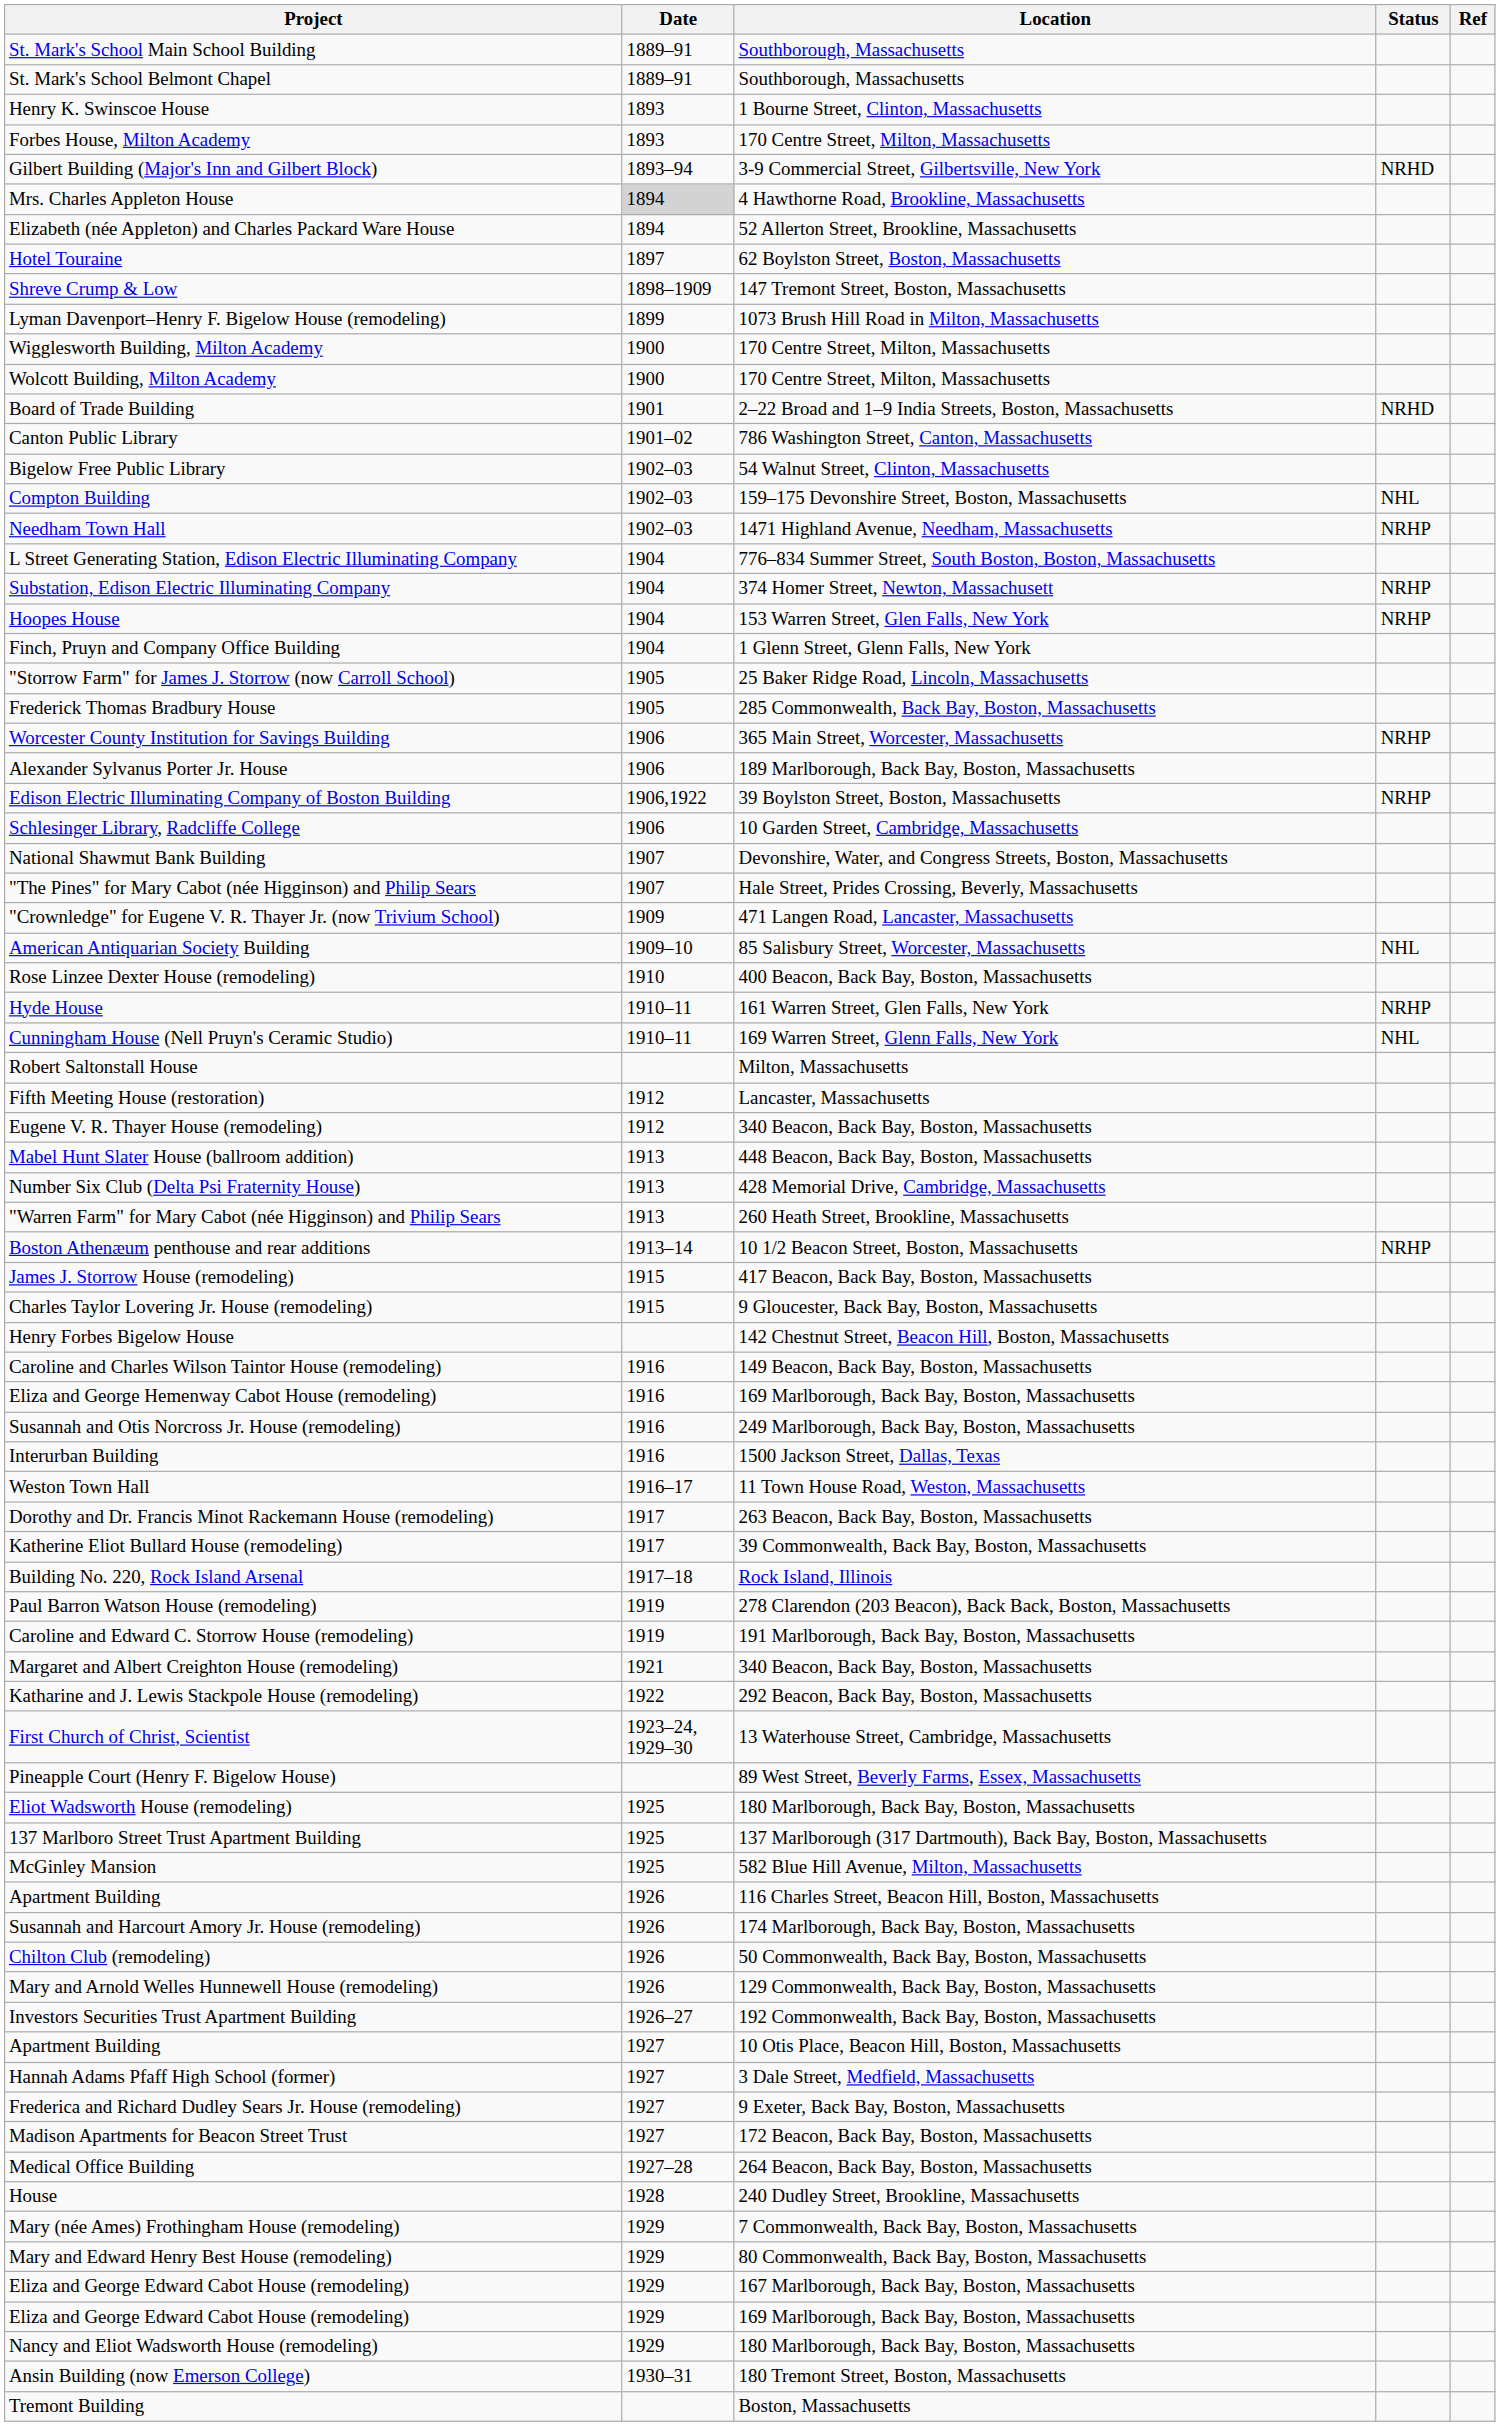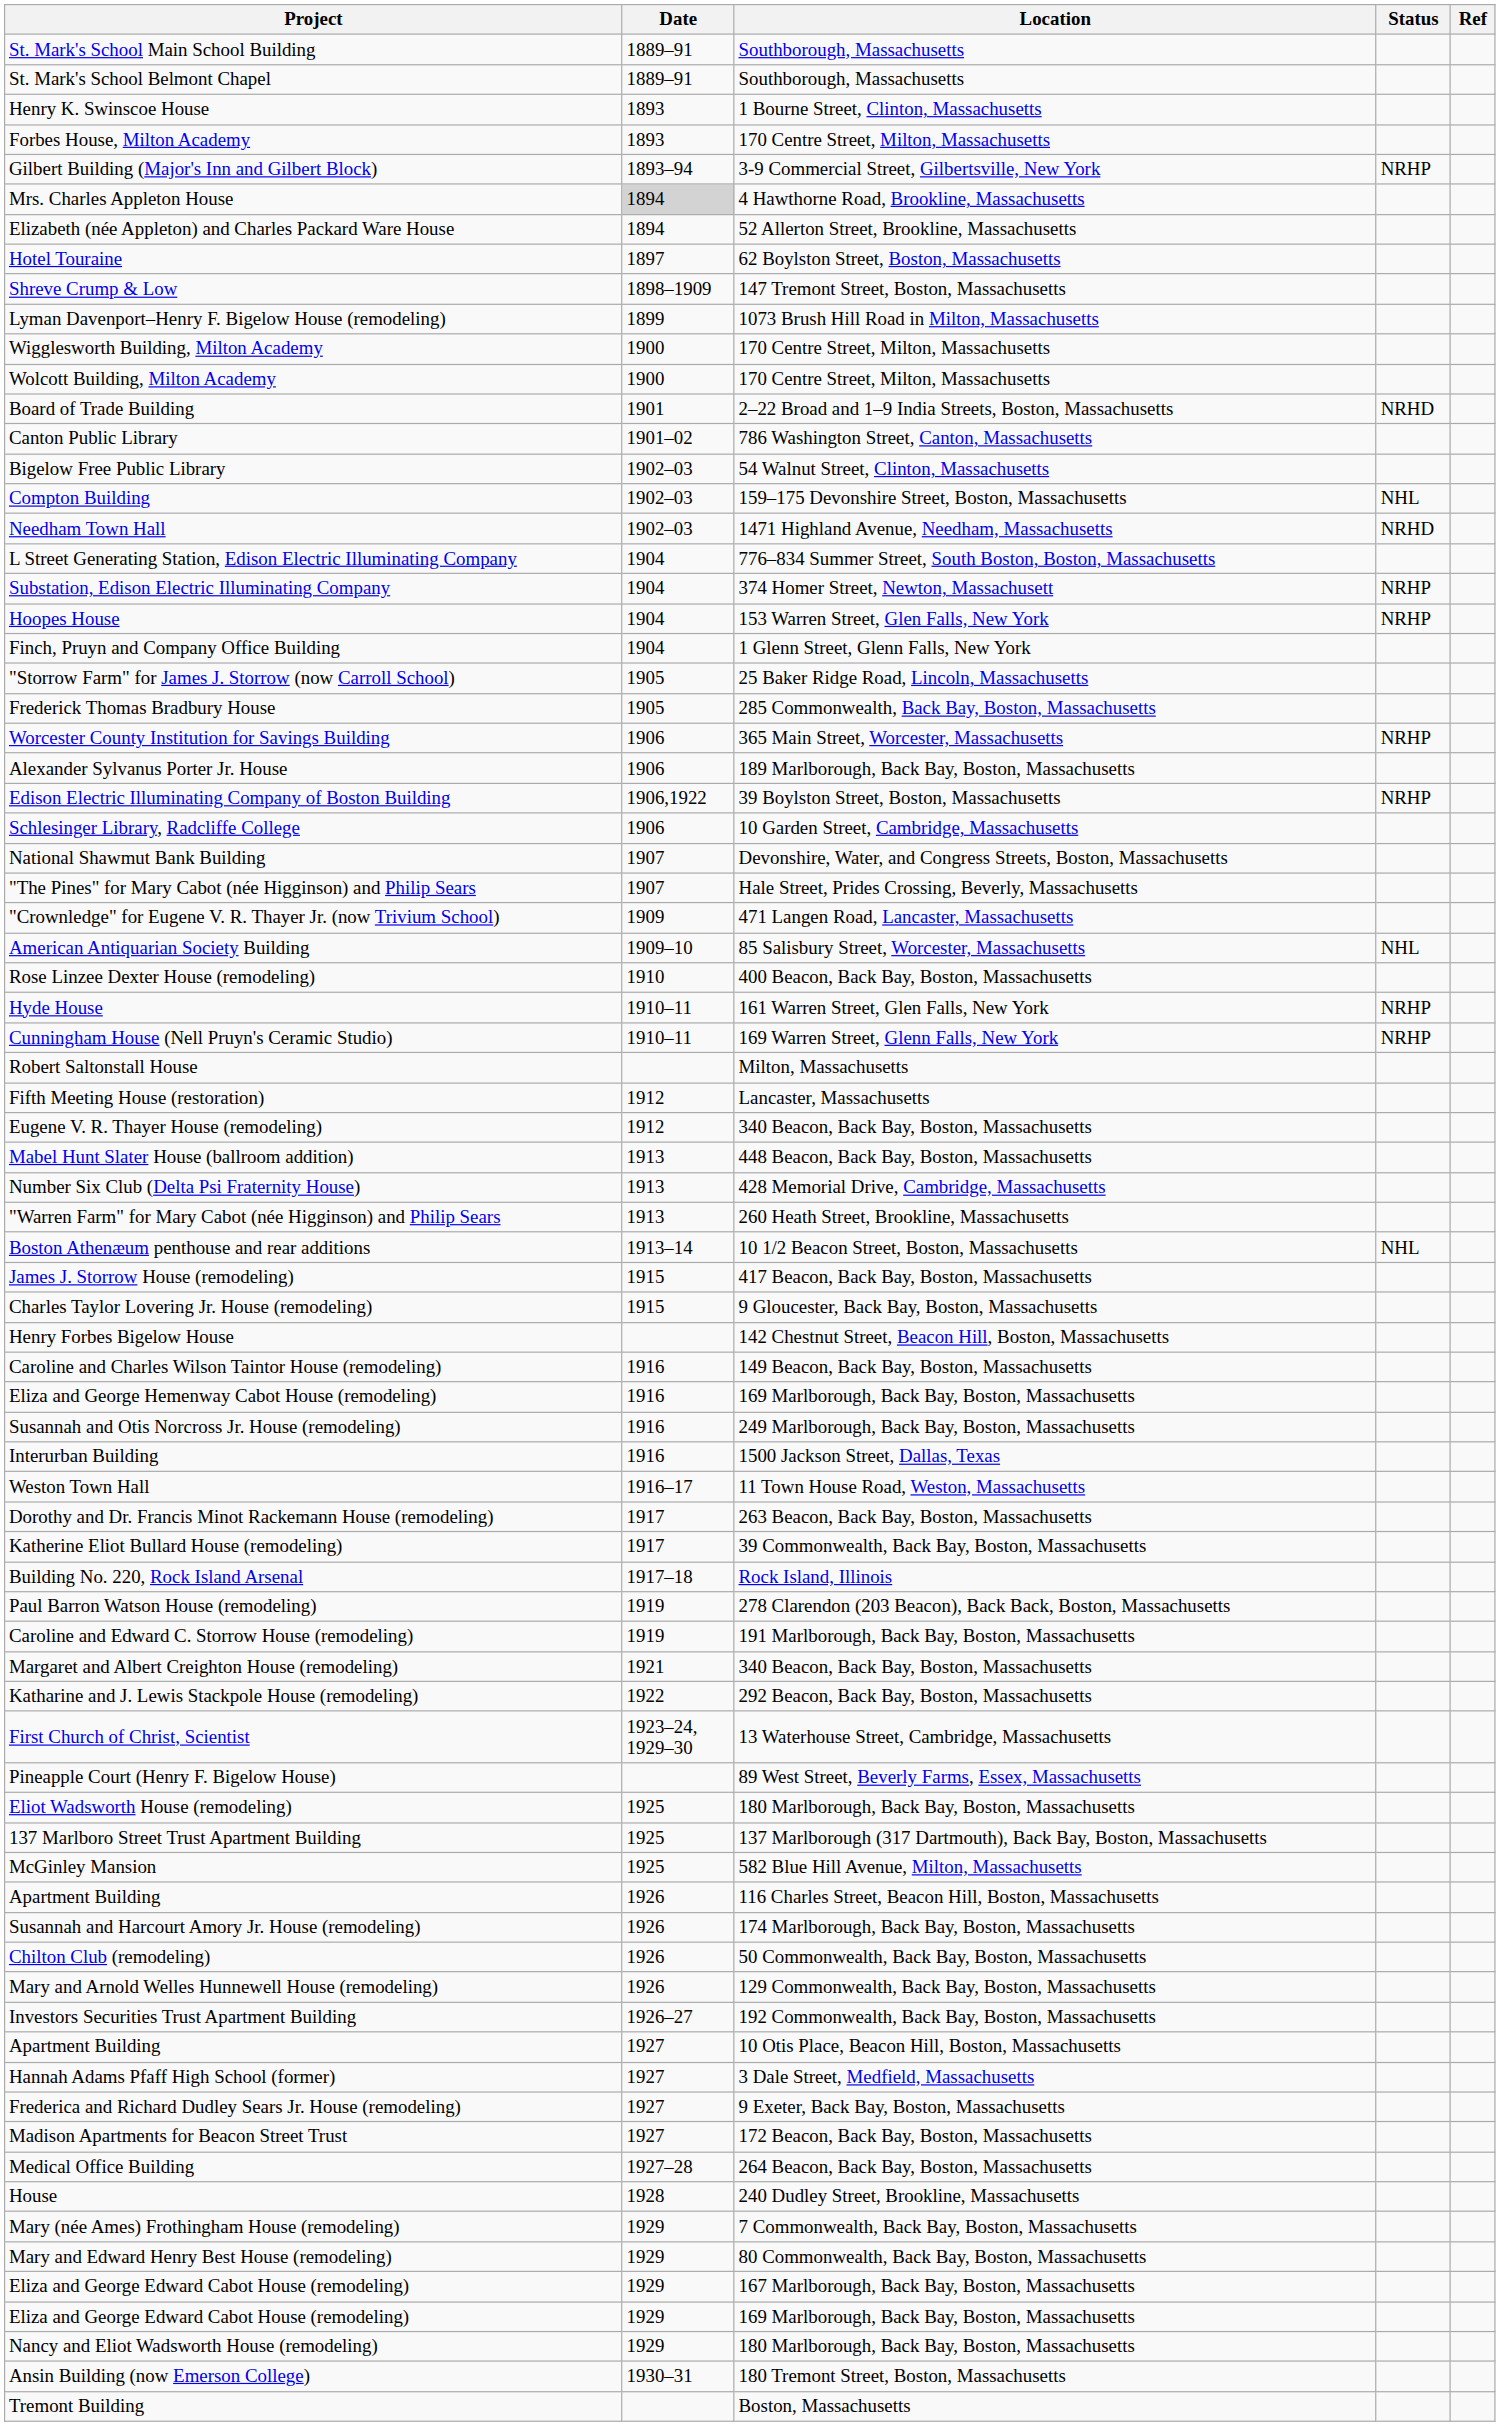(1407, 169) NRHD -> (1406, 169) NRHP
(1406, 528) NRHP -> (1407, 528) NRHD
(1400, 1037) NHL -> (1406, 1037) NRHP
(1406, 1247) NRHP -> (1400, 1247) NHL
